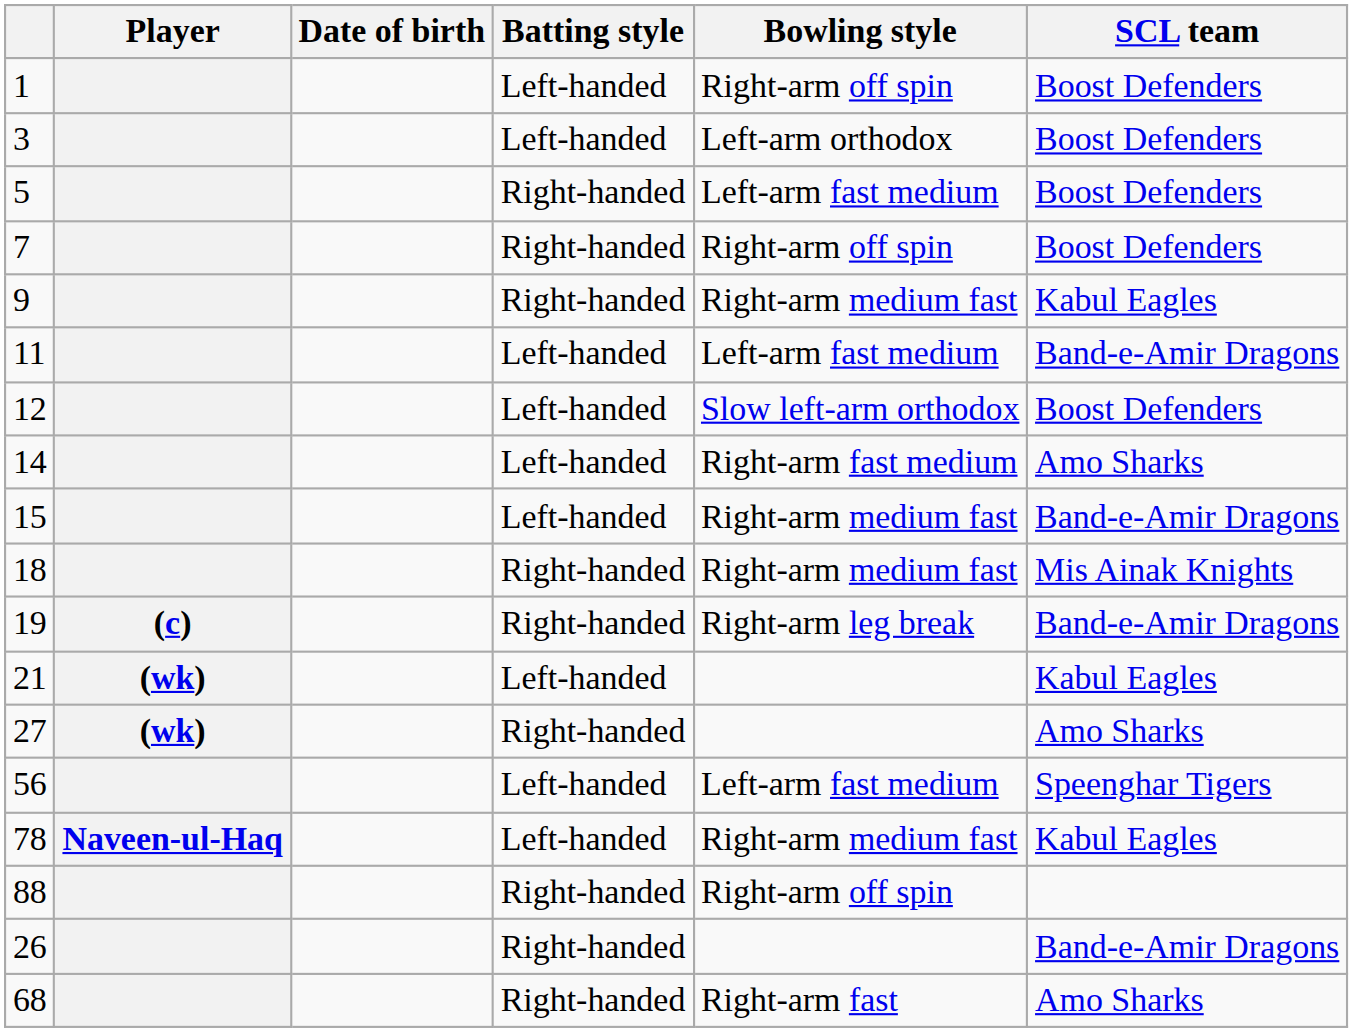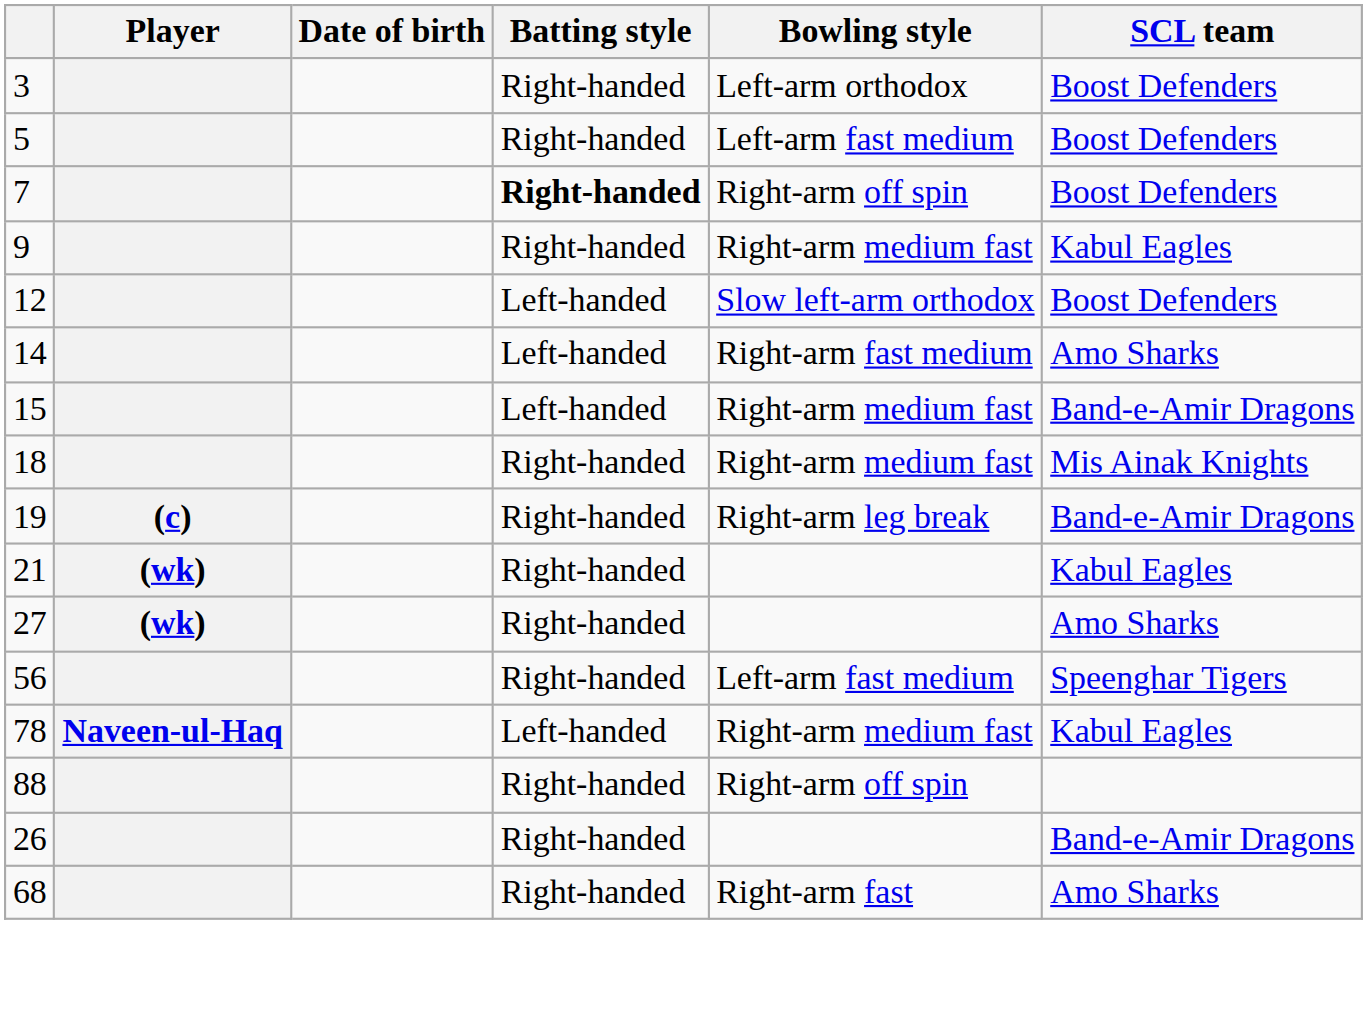- row: (21, 85)
(584, 138) Left-handed -> (593, 85) Right-handed
(593, 246) normal -> (601, 192) bold
- row: (29, 354)
(584, 676) Left-handed -> (593, 569) Right-handed
(584, 784) Left-handed -> (593, 676) Right-handed
